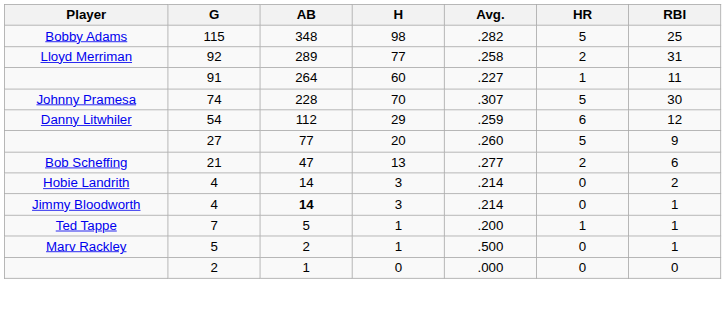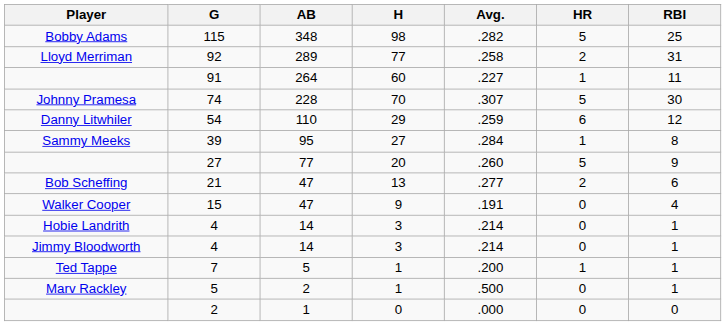(306, 120) 112 -> (306, 120) 110
+ row: (86, 141)
+ row: (86, 204)
(675, 183) 2 -> (675, 225) 1
(306, 204) bold -> (306, 246) normal
